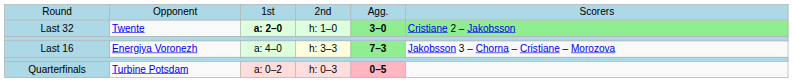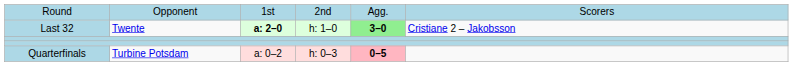(462, 28) lightgreen background -> (462, 28) no background
- row: (57, 49)
